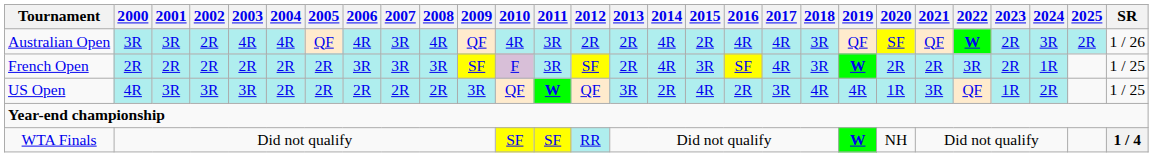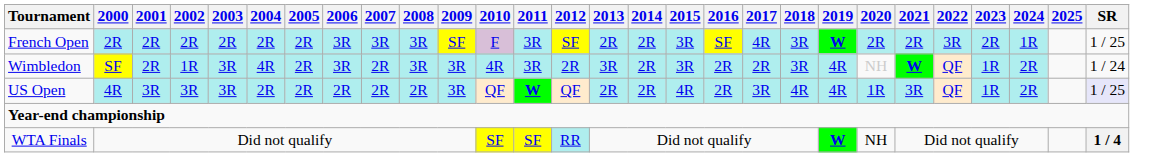- row: (59, 41)
(667, 66) 4R -> (647, 41) 2R
+ row: (44, 66)
(629, 90) 3R -> (609, 90) 2R
(1127, 90) no background -> (1107, 90) lavender background
